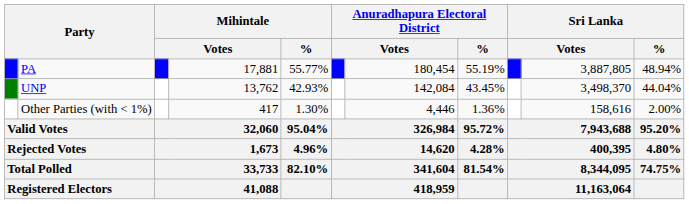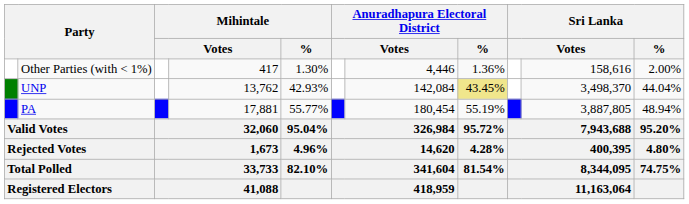rows swapped: (29, 68) <-> (86, 108)
(485, 88) no background -> (485, 88) khaki background
